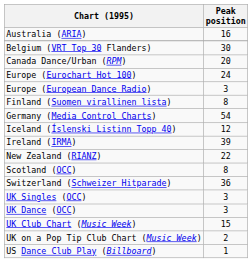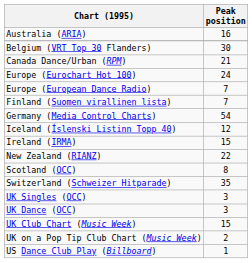(226, 61) 20 -> (226, 61) 21
(226, 88) 3 -> (226, 88) 7
(226, 102) 8 -> (226, 102) 7
(226, 143) 39 -> (226, 143) 15
(226, 183) 36 -> (226, 183) 35
